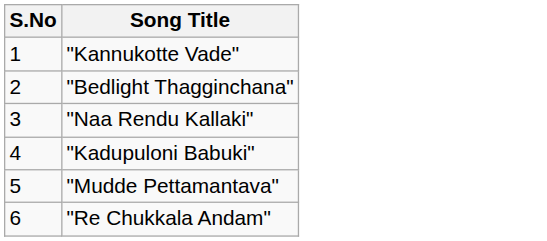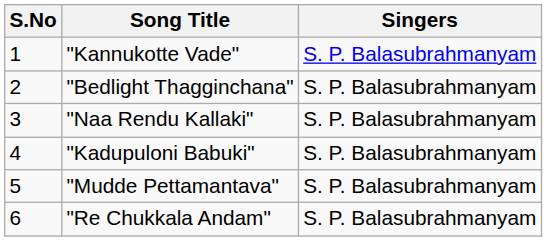+ column: (420, 20)
